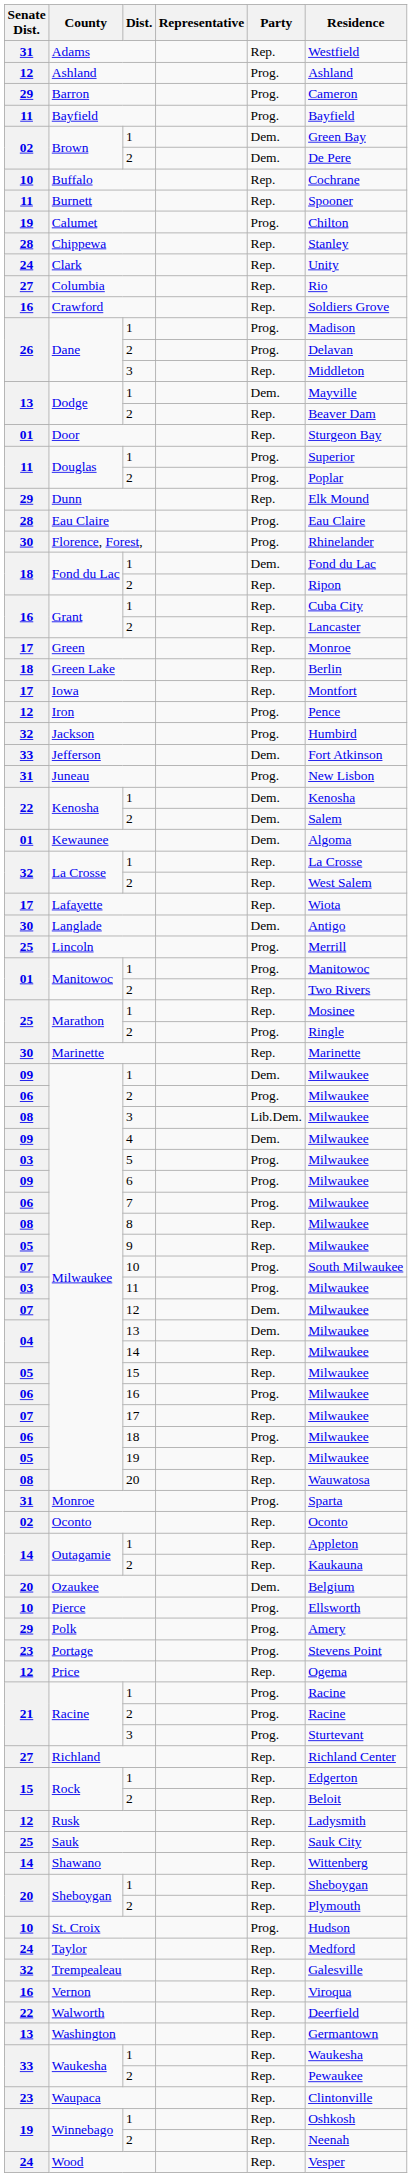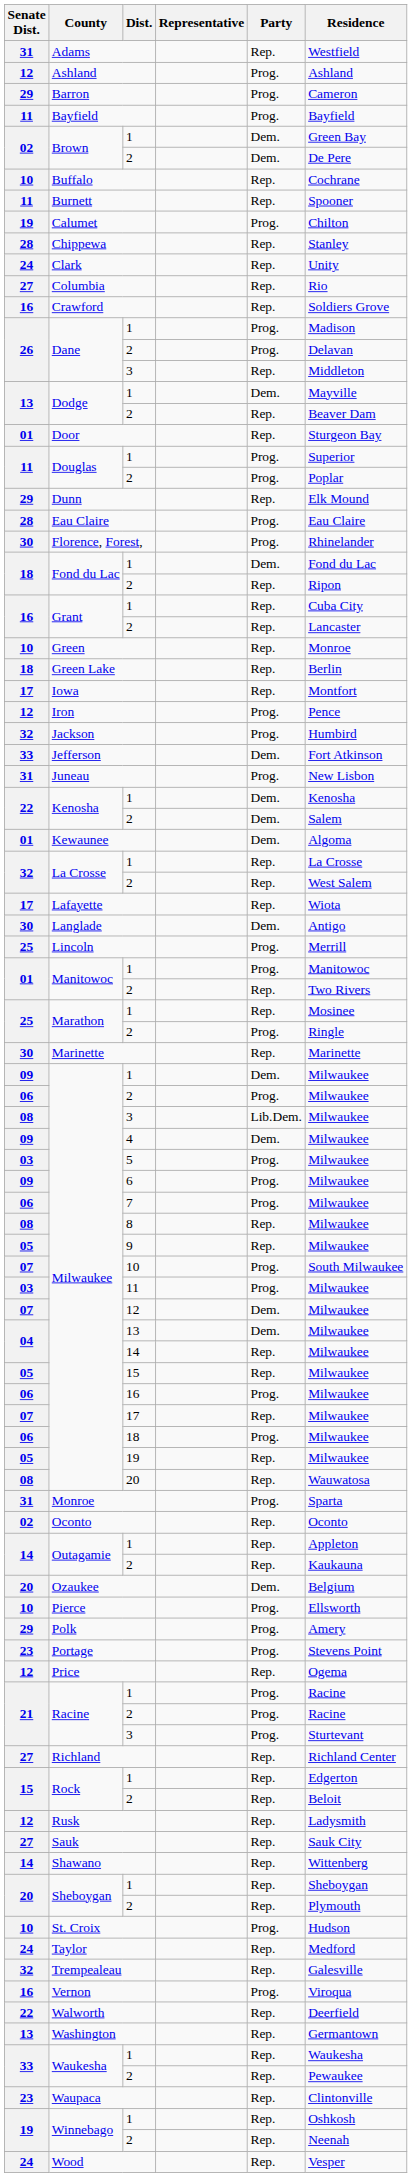(27, 648) 17 -> (27, 648) 10
(27, 1842) 25 -> (27, 1842) 27
(263, 1991) Rep. -> (265, 1991) Prog.
